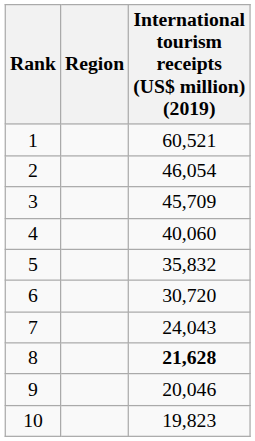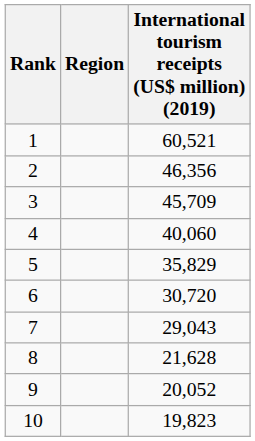(189, 171) 46,054 -> (189, 171) 46,356
(189, 264) 35,832 -> (189, 264) 35,829
(189, 327) 24,043 -> (189, 327) 29,043
(189, 358) bold -> (189, 358) normal
(189, 389) 20,046 -> (189, 389) 20,052
